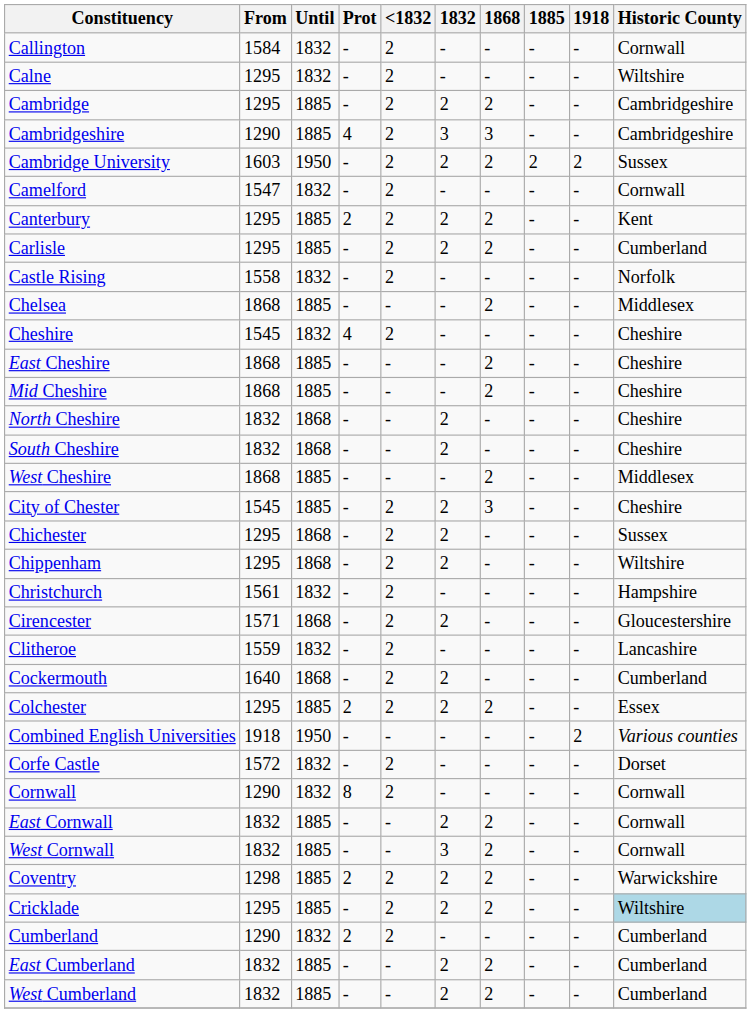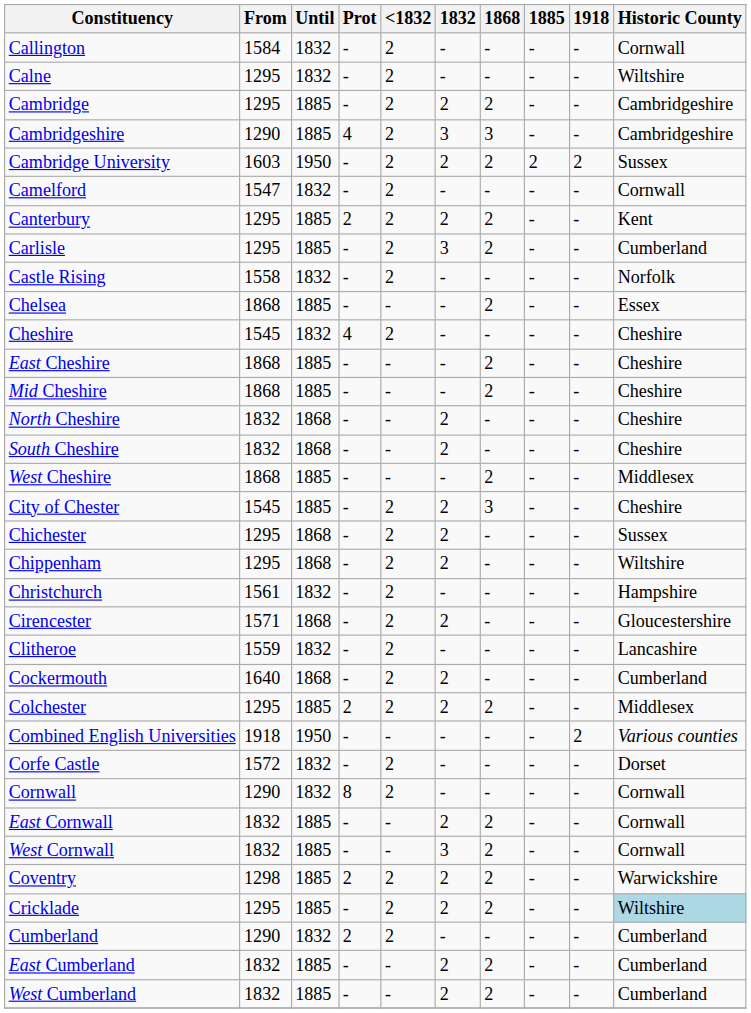(444, 248) 2 -> (444, 248) 3
(656, 305) Middlesex -> (639, 305) Essex
(639, 707) Essex -> (656, 707) Middlesex
